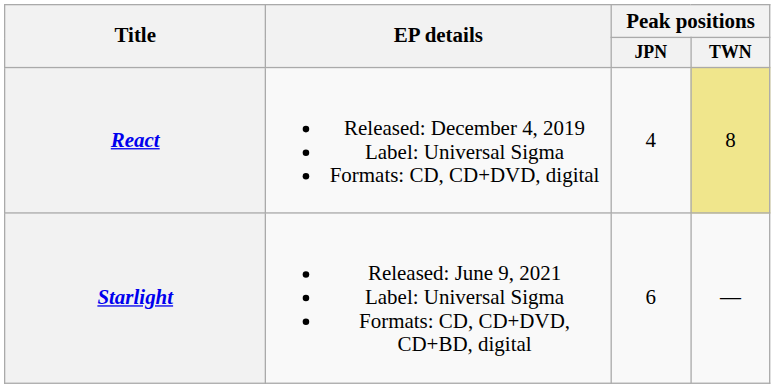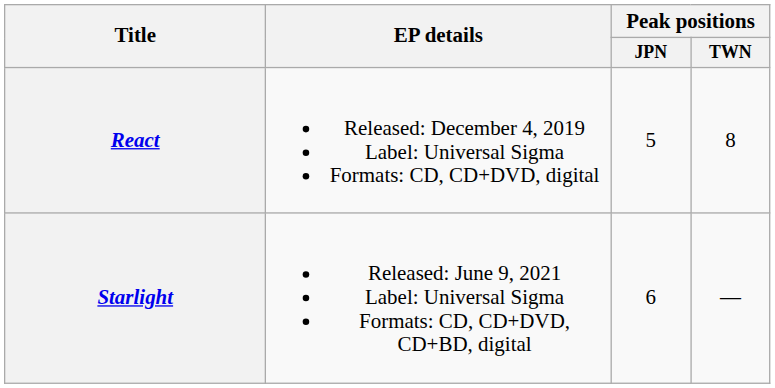(651, 140) 4 -> (651, 140) 5
(730, 140) khaki background -> (730, 140) no background
